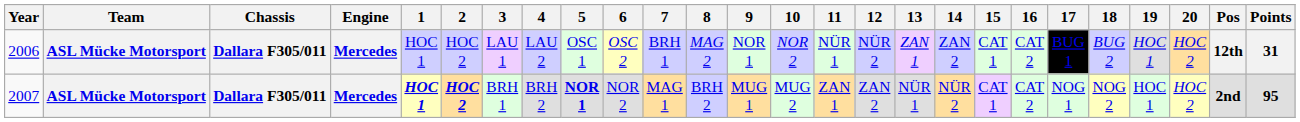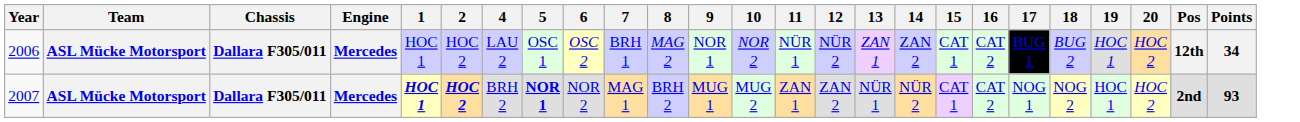- column: (502, 16)
(1271, 51) 31 -> (1232, 51) 34
(1271, 95) 95 -> (1232, 95) 93
